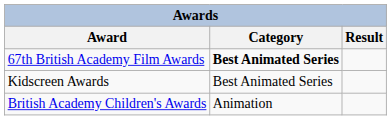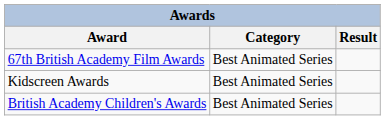(276, 59) bold -> (273, 59) normal
(243, 103) Animation -> (273, 103) Best Animated Series
